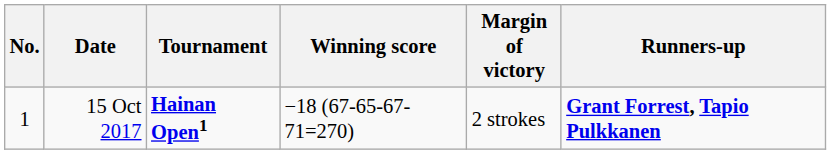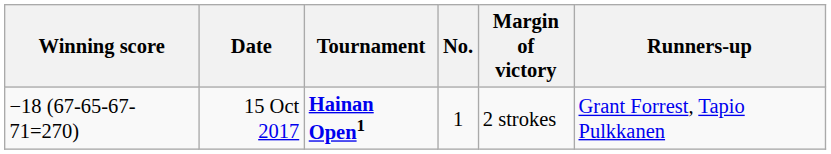columns swapped: (25, 45) <-> (373, 45)
(657, 118) bold -> (662, 118) normal
